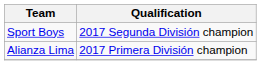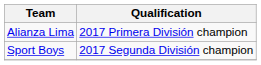rows swapped: (40, 50) <-> (36, 32)
